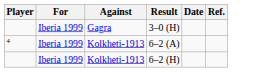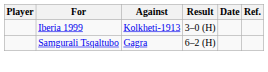(99, 27) Gagra -> (152, 27) Kolkheti-1913
- row: (164, 43)
(61, 59) Iberia 1999 -> (79, 43) Samgurali Tsqaltubo
(116, 59) Kolkheti-1913 -> (135, 43) Gagra
